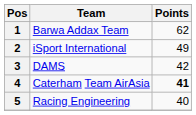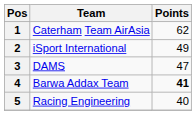(81, 30) Barwa Addax Team -> (91, 30) Caterham Team AirAsia
(183, 66) 42 -> (183, 66) 47
(91, 83) Caterham Team AirAsia -> (81, 83) Barwa Addax Team
